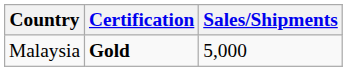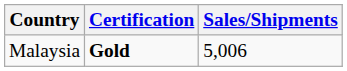(225, 50) 5,000 -> (225, 50) 5,006
